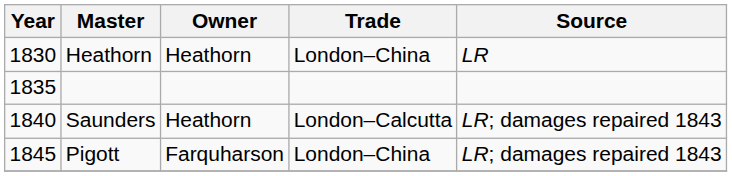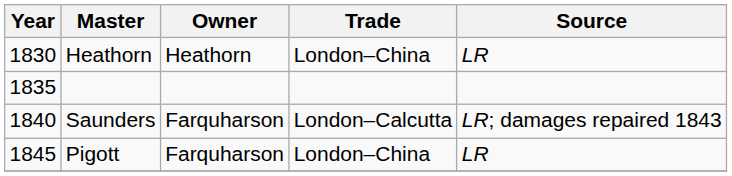(208, 120) Heathorn -> (225, 120) Farquharson
(592, 154) LR; damages repaired 1843 -> (475, 154) LR
